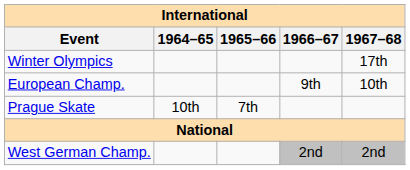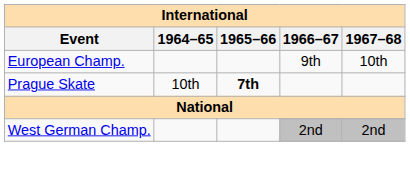- row: (60, 61)
(248, 107) normal -> (248, 84) bold
